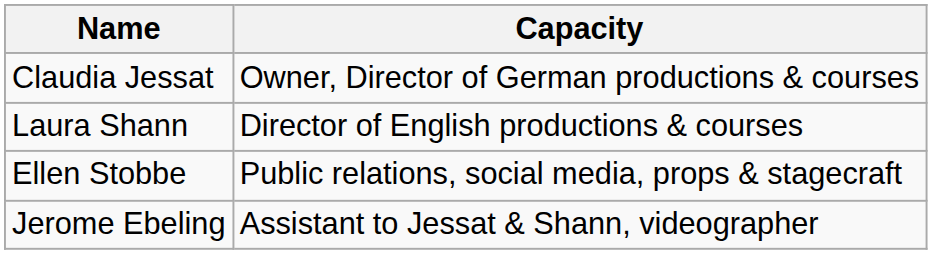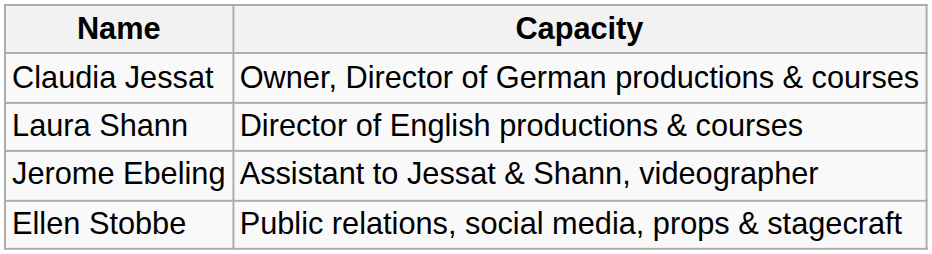rows swapped: (99, 175) <-> (119, 223)
